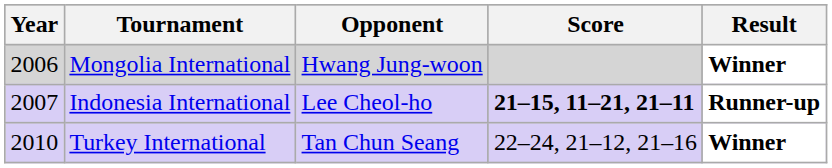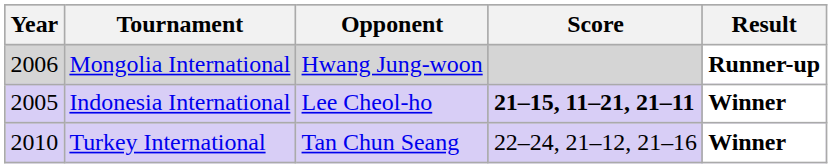(747, 64) Winner -> (764, 64) Runner-up
(34, 103) 2007 -> (34, 103) 2005
(764, 103) Runner-up -> (747, 103) Winner
